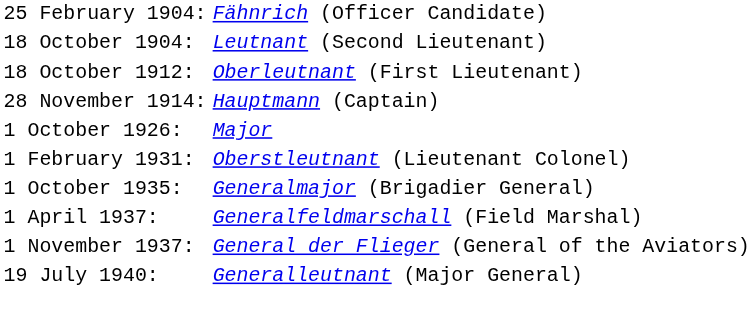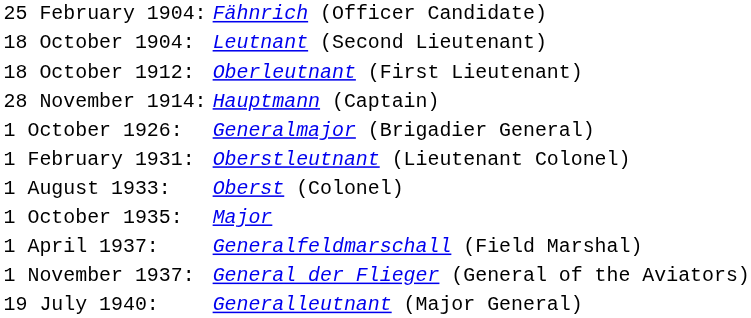(242, 130) Major -> (404, 130) Generalmajor (Brigadier General)
+ row: (87, 188)
(404, 188) Generalmajor (Brigadier General) -> (242, 218) Major
